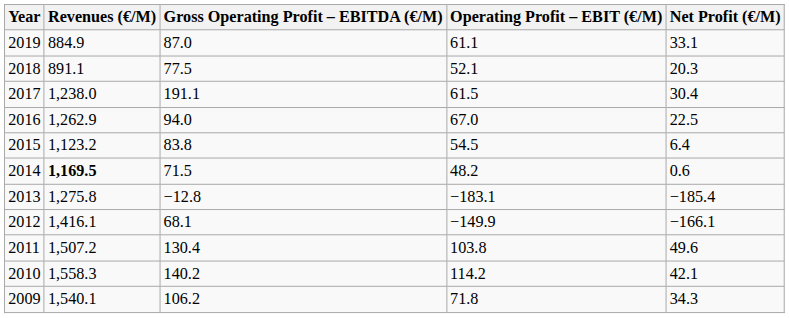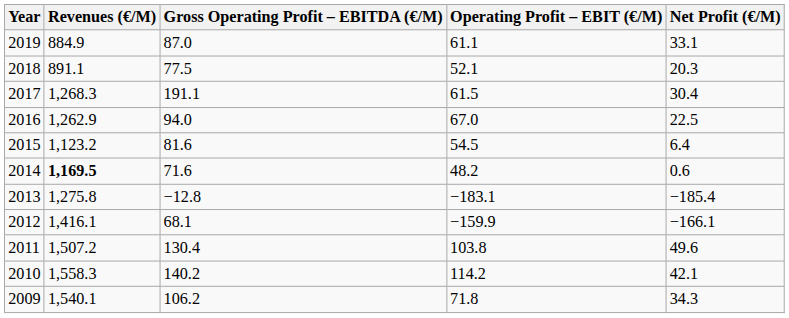(72, 94) 1,238.0 -> (72, 94) 1,268.3
(178, 145) 83.8 -> (178, 145) 81.6
(178, 171) 71.5 -> (178, 171) 71.6
(473, 222) −149.9 -> (473, 222) −159.9
